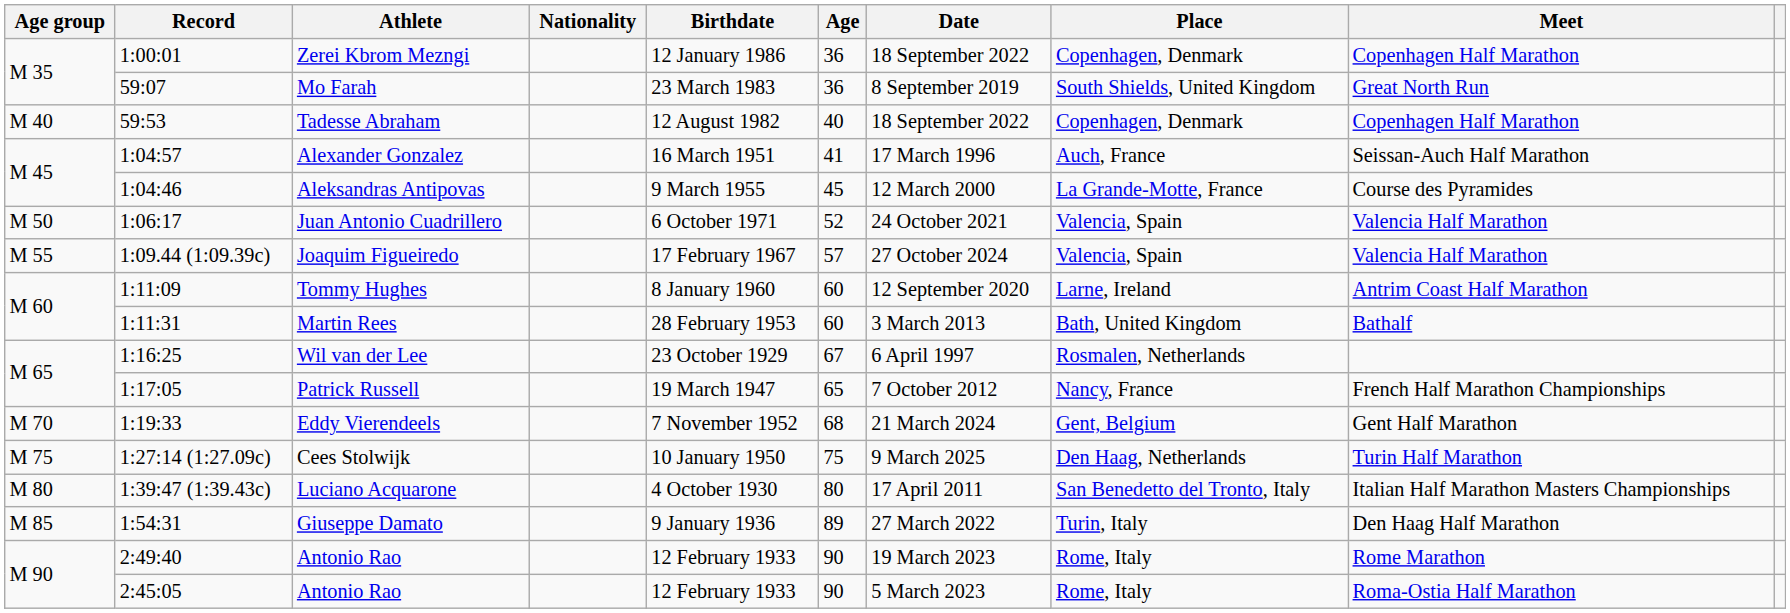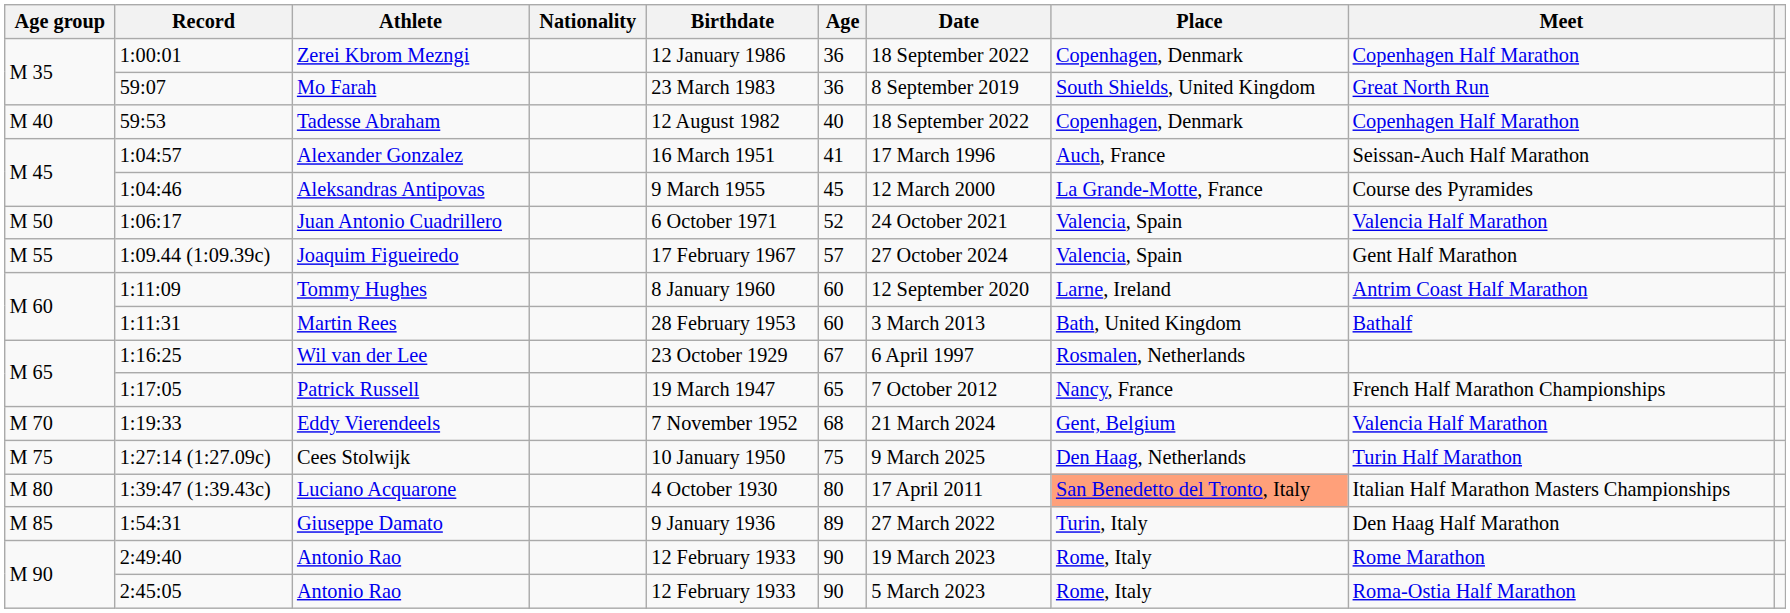(1450, 256) Valencia Half Marathon -> (1435, 256) Gent Half Marathon
(1435, 423) Gent Half Marathon -> (1450, 423) Valencia Half Marathon
(1183, 490) no background -> (1183, 490) lightsalmon background
